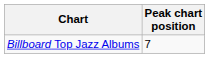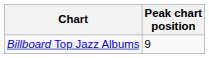(148, 44) 7 -> (148, 44) 9
